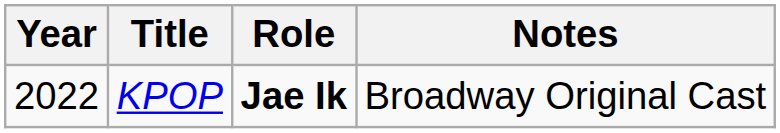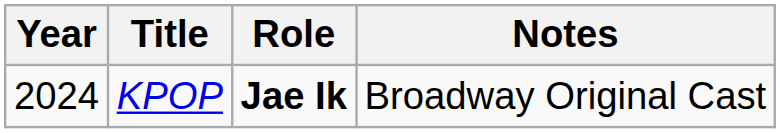(57, 95) 2022 -> (57, 95) 2024
